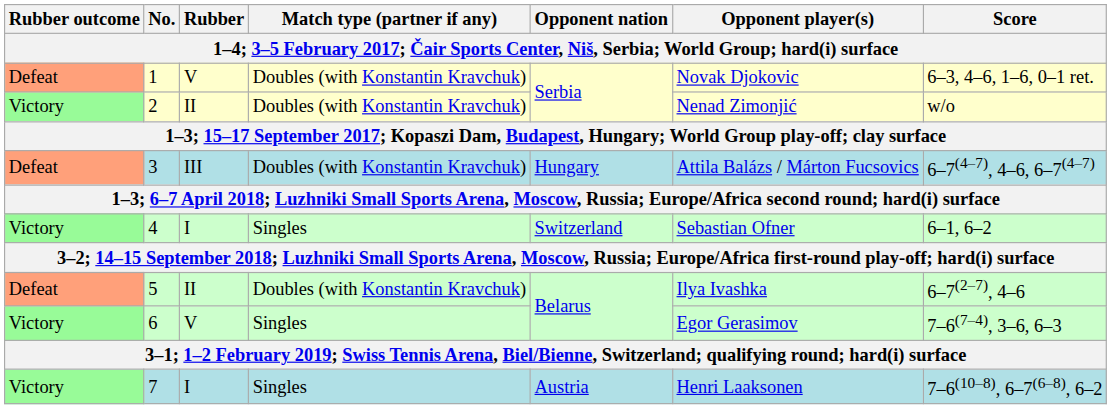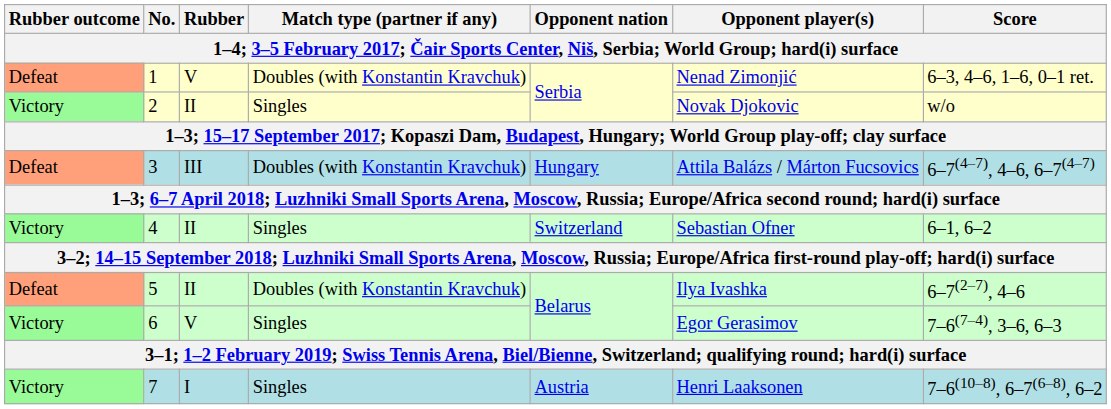(738, 77) Novak Djokovic -> (737, 77) Nenad Zimonjić
(389, 106) Doubles (with Konstantin Kravchuk) -> (280, 106) Singles
(737, 106) Nenad Zimonjić -> (738, 106) Novak Djokovic
(187, 228) I -> (190, 228) II
